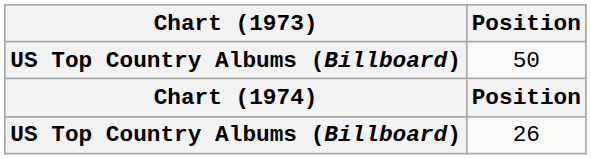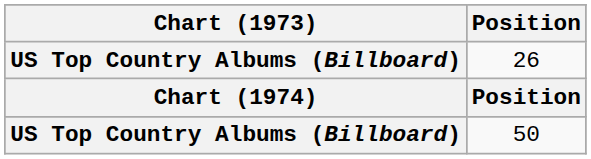rows swapped: (526, 60) <-> (526, 135)
